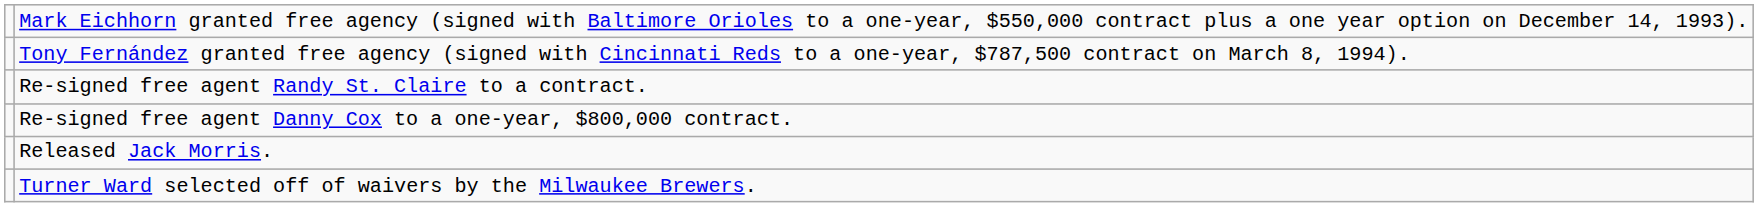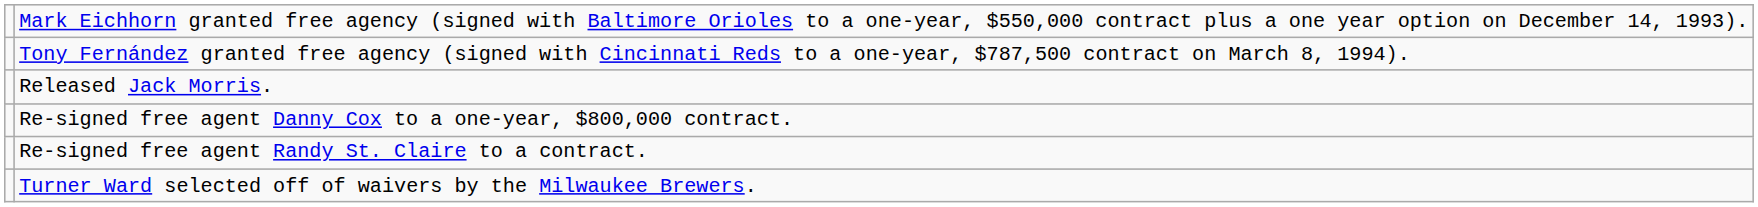rows swapped: (146, 153) <-> (334, 87)
